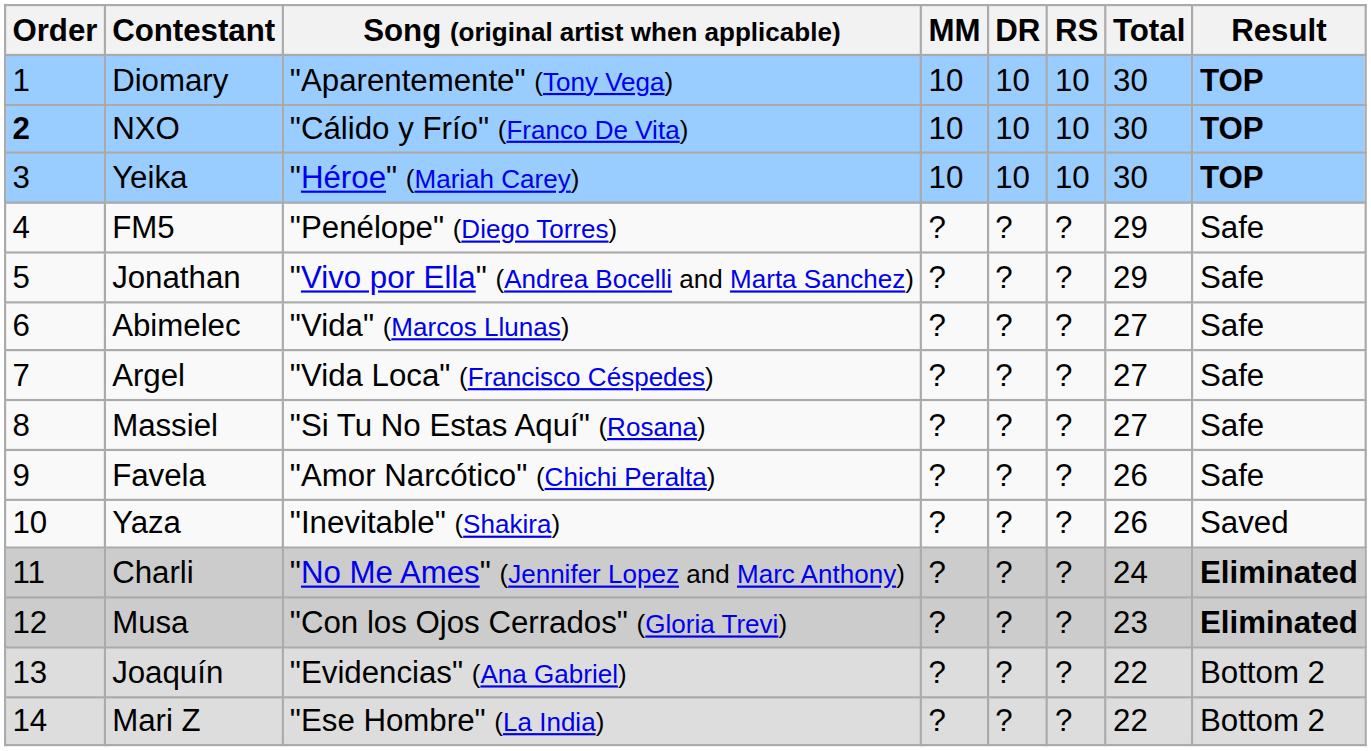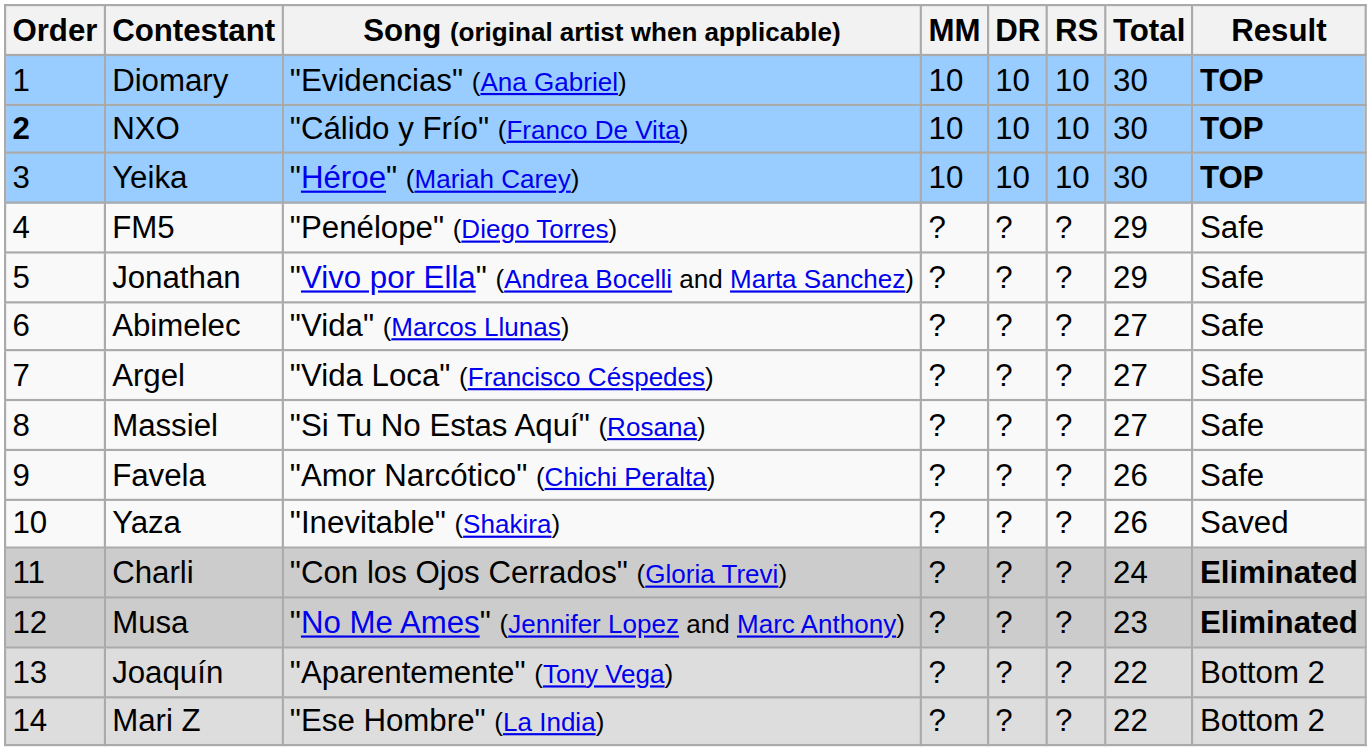(482, 80) "Aparentemente" (Tony Vega) -> (458, 80) "Evidencias" (Ana Gabriel)
(597, 573) "No Me Ames" (Jennifer Lopez and Marc Anthony) -> (538, 573) "Con los Ojos Cerrados" (Gloria Trevi)
(538, 623) "Con los Ojos Cerrados" (Gloria Trevi) -> (597, 623) "No Me Ames" (Jennifer Lopez and Marc Anthony)
(458, 672) "Evidencias" (Ana Gabriel) -> (482, 672) "Aparentemente" (Tony Vega)
